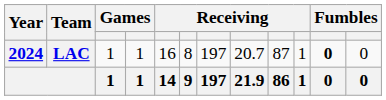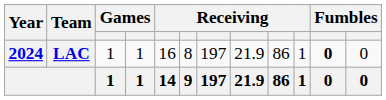(249, 53) 20.7 -> (249, 53) 21.9
(281, 53) 87 -> (281, 53) 86
